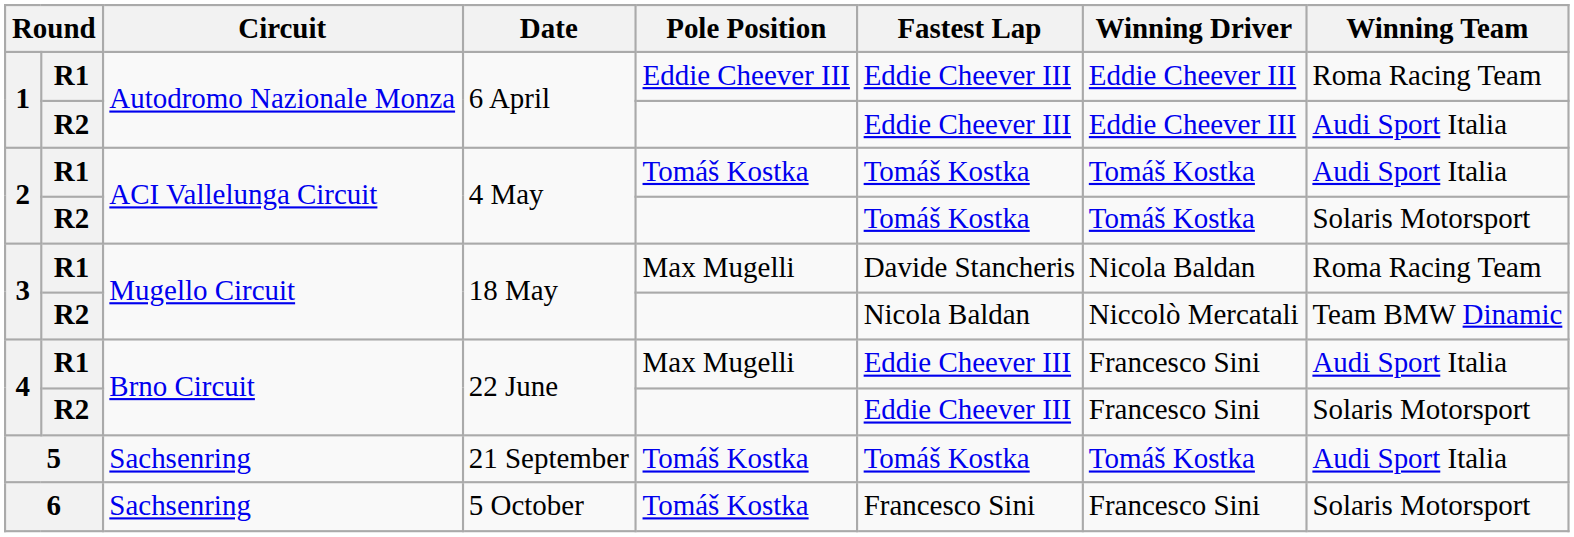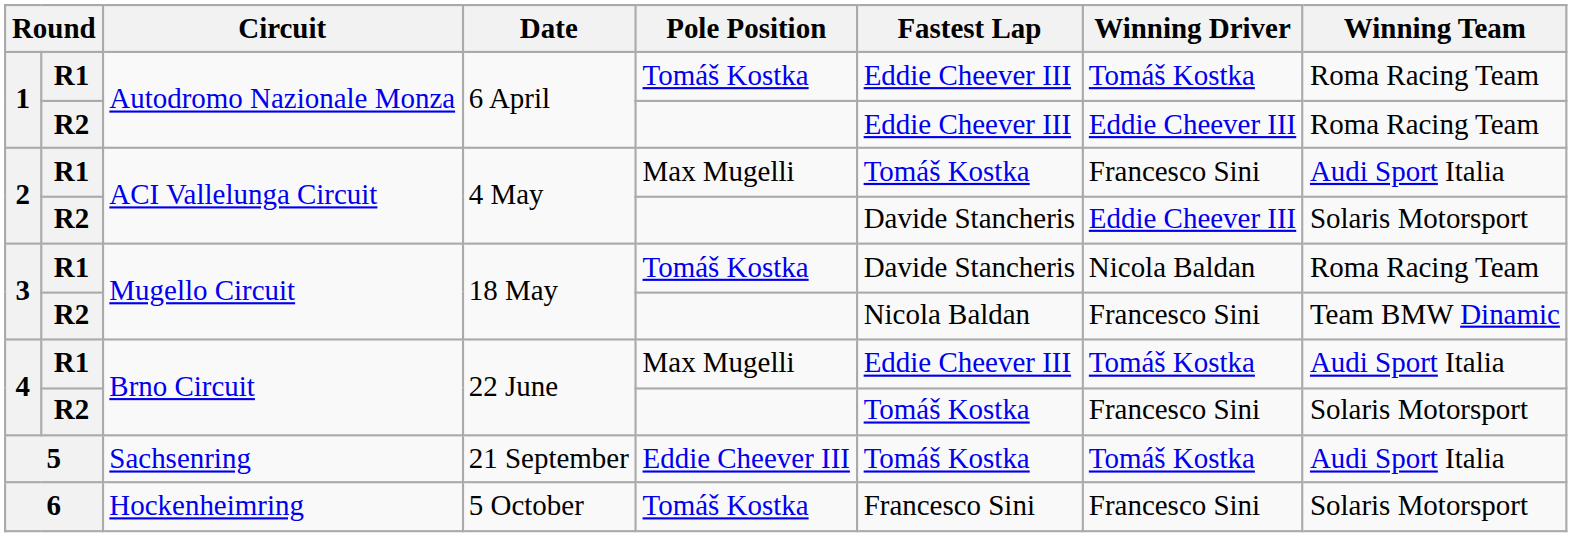(746, 75) Eddie Cheever III -> (726, 75) Tomáš Kostka
(1193, 75) Eddie Cheever III -> (1172, 75) Tomáš Kostka
(1410, 123) Audi Sport Italia -> (1424, 123) Roma Racing Team
(726, 171) Tomáš Kostka -> (719, 171) Max Mugelli
(1172, 171) Tomáš Kostka -> (1174, 171) Francesco Sini
(947, 219) Tomáš Kostka -> (969, 219) Davide Stancheris
(1172, 219) Tomáš Kostka -> (1193, 219) Eddie Cheever III
(719, 266) Max Mugelli -> (726, 266) Tomáš Kostka
(1194, 314) Niccolò Mercatali -> (1174, 314) Francesco Sini
(1174, 362) Francesco Sini -> (1172, 362) Tomáš Kostka
(967, 410) Eddie Cheever III -> (947, 410) Tomáš Kostka
(726, 458) Tomáš Kostka -> (746, 458) Eddie Cheever III
(180, 505) Sachsenring -> (207, 505) Hockenheimring
